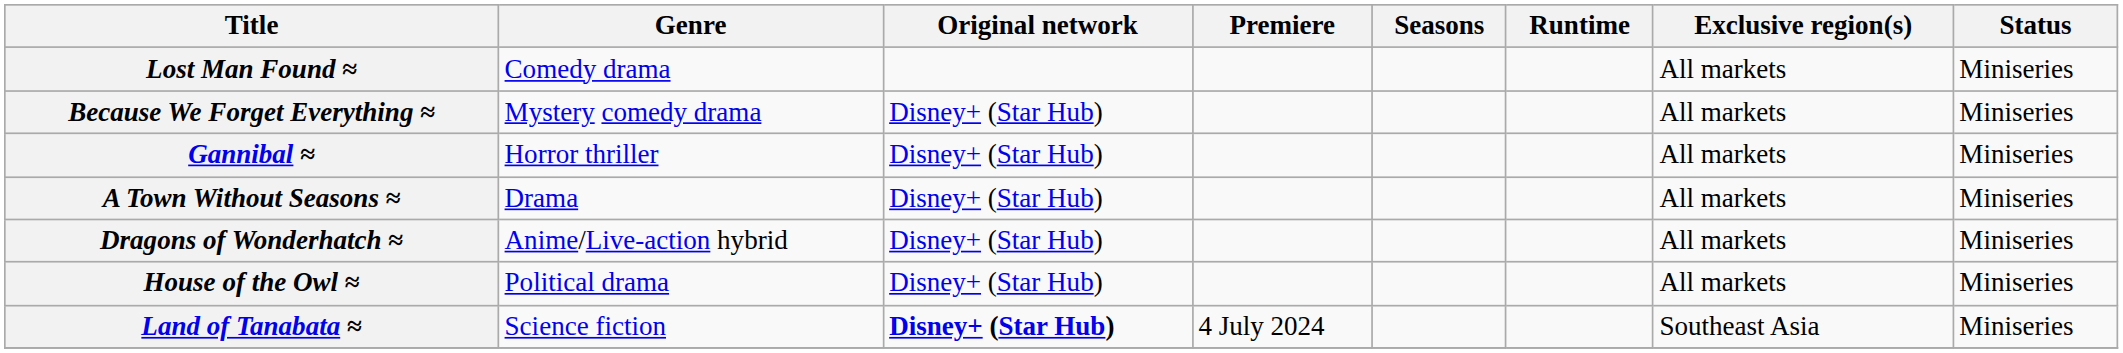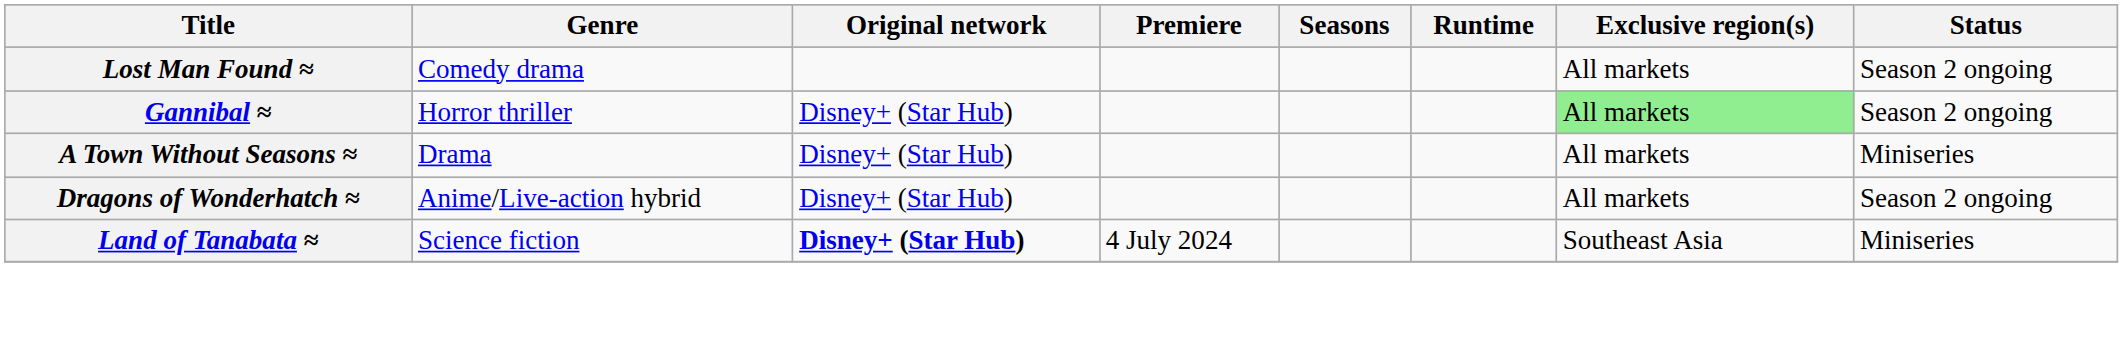(2016, 68) Miniseries -> (1956, 68) Season 2 ongoing
- row: (252, 111)
(1723, 154) no background -> (1626, 111) lightgreen background
(2016, 154) Miniseries -> (1956, 111) Season 2 ongoing
(2016, 240) Miniseries -> (1956, 197) Season 2 ongoing
- row: (252, 283)
